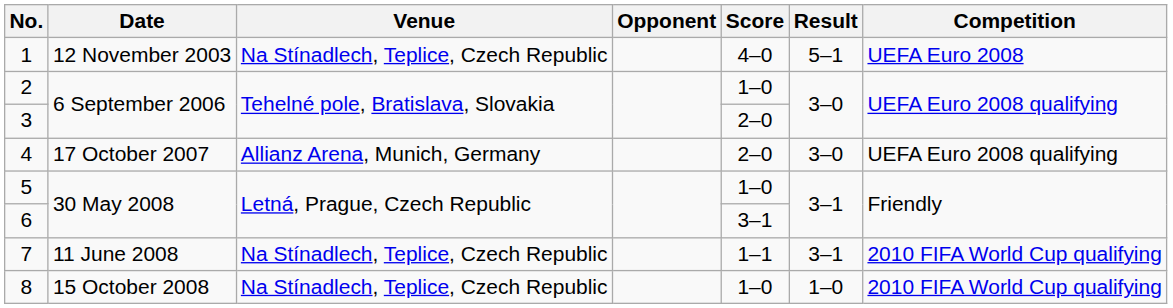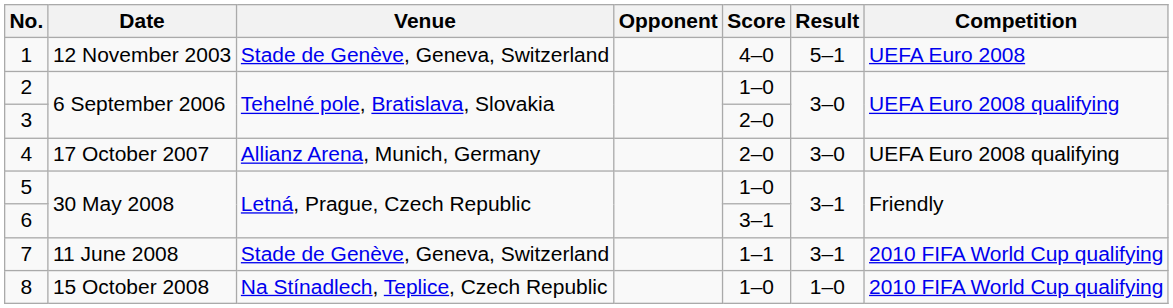(424, 54) Na Stínadlech, Teplice, Czech Republic -> (425, 54) Stade de Genève, Geneva, Switzerland
(424, 253) Na Stínadlech, Teplice, Czech Republic -> (425, 253) Stade de Genève, Geneva, Switzerland
